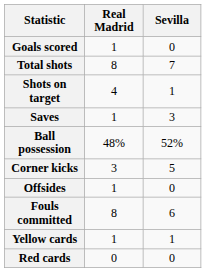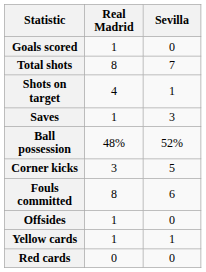rows swapped: (45, 213) <-> (45, 187)
